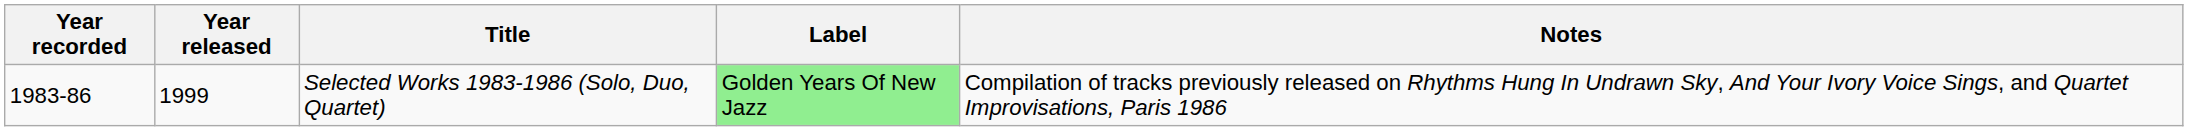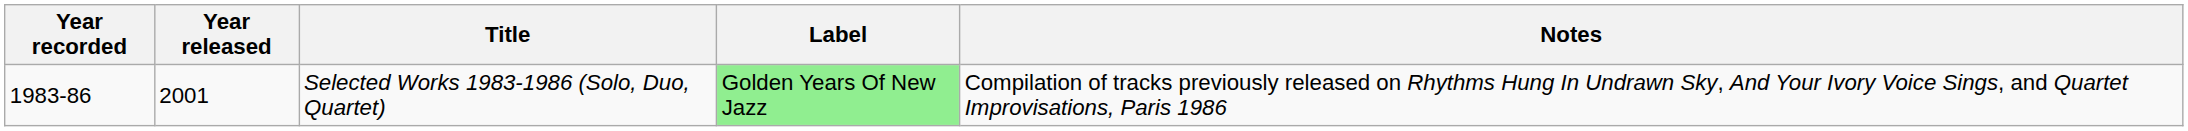(184, 94) 1999 -> (184, 94) 2001
